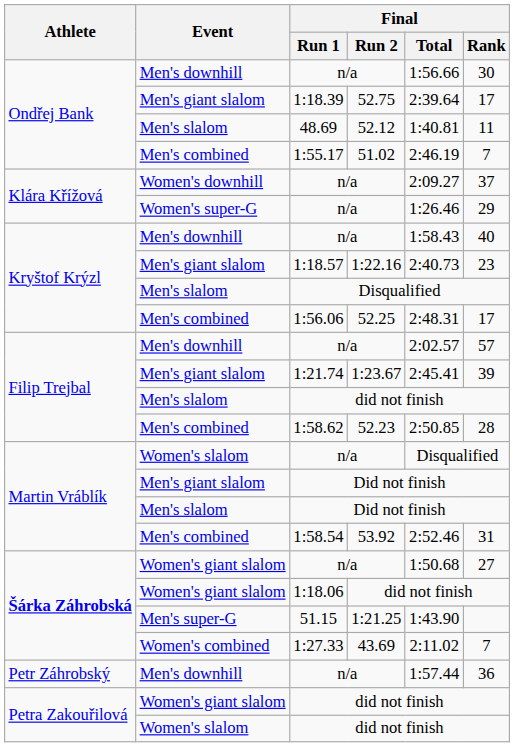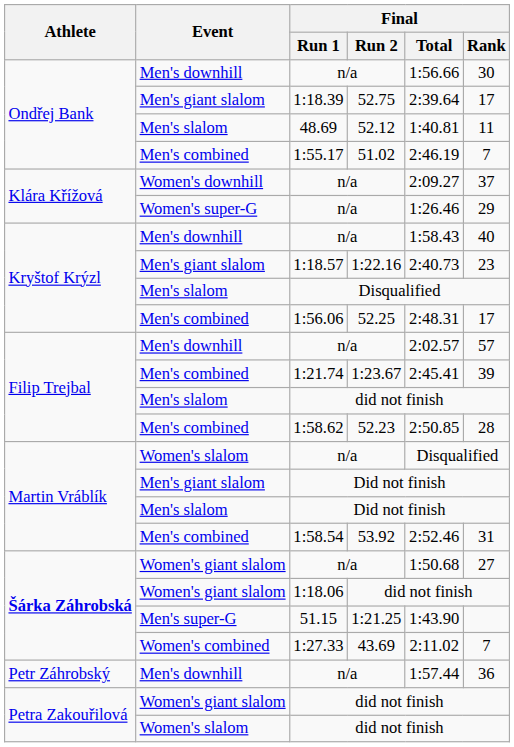(202, 373) Men's giant slalom -> (194, 373) Men's combined
